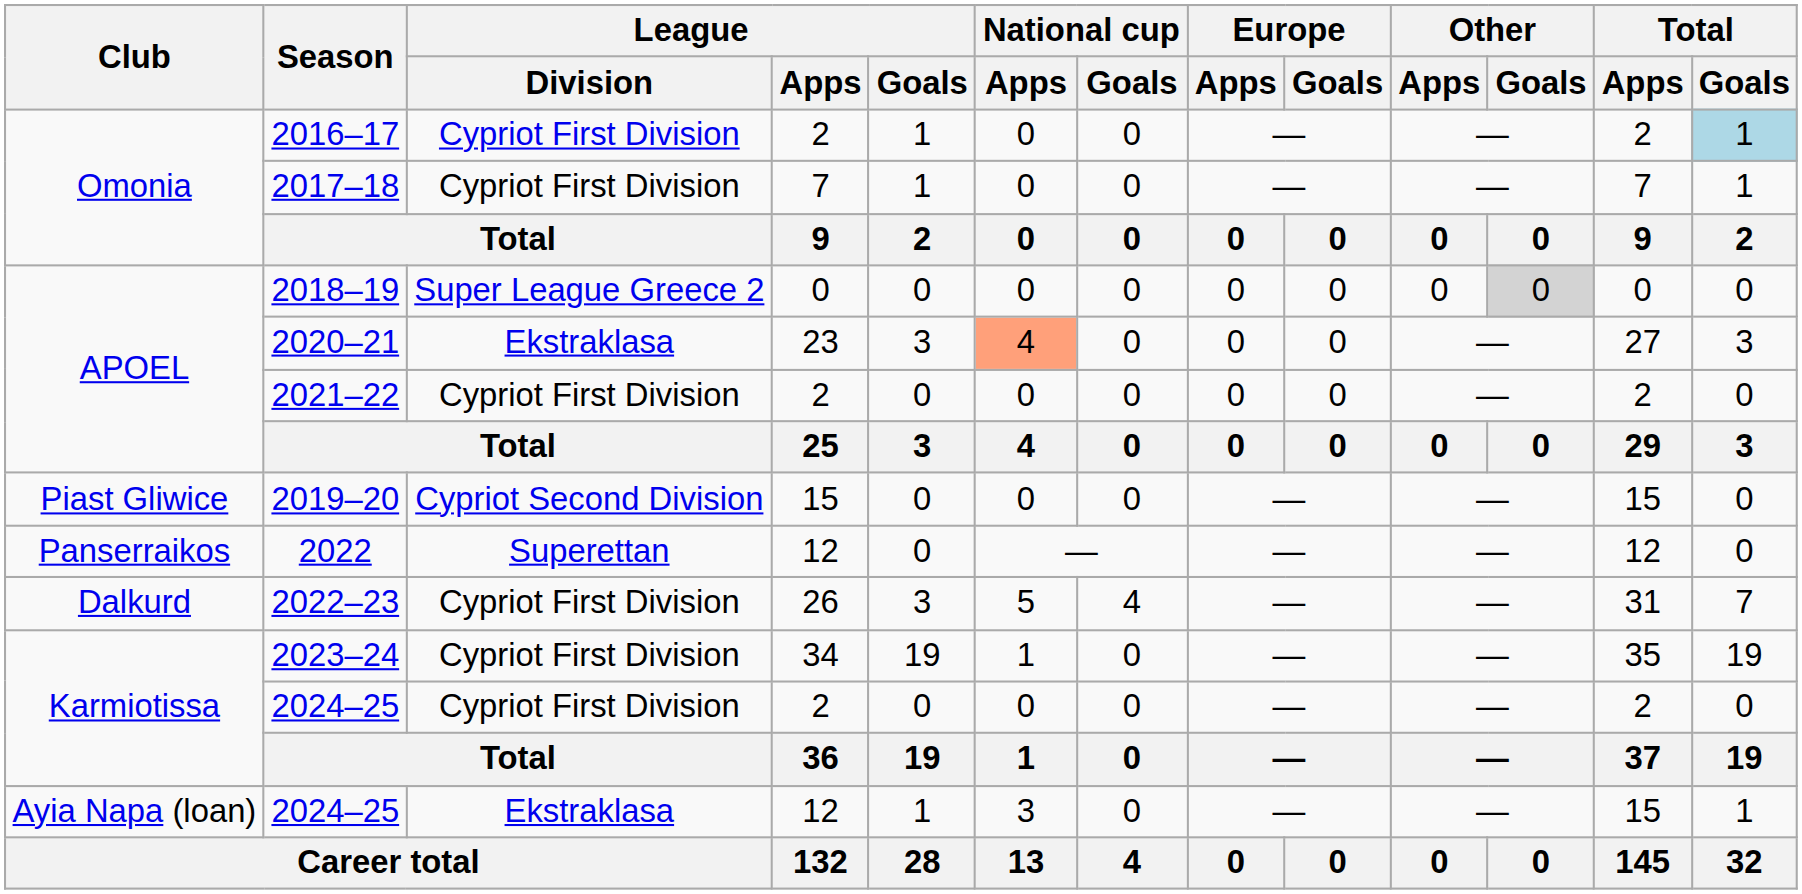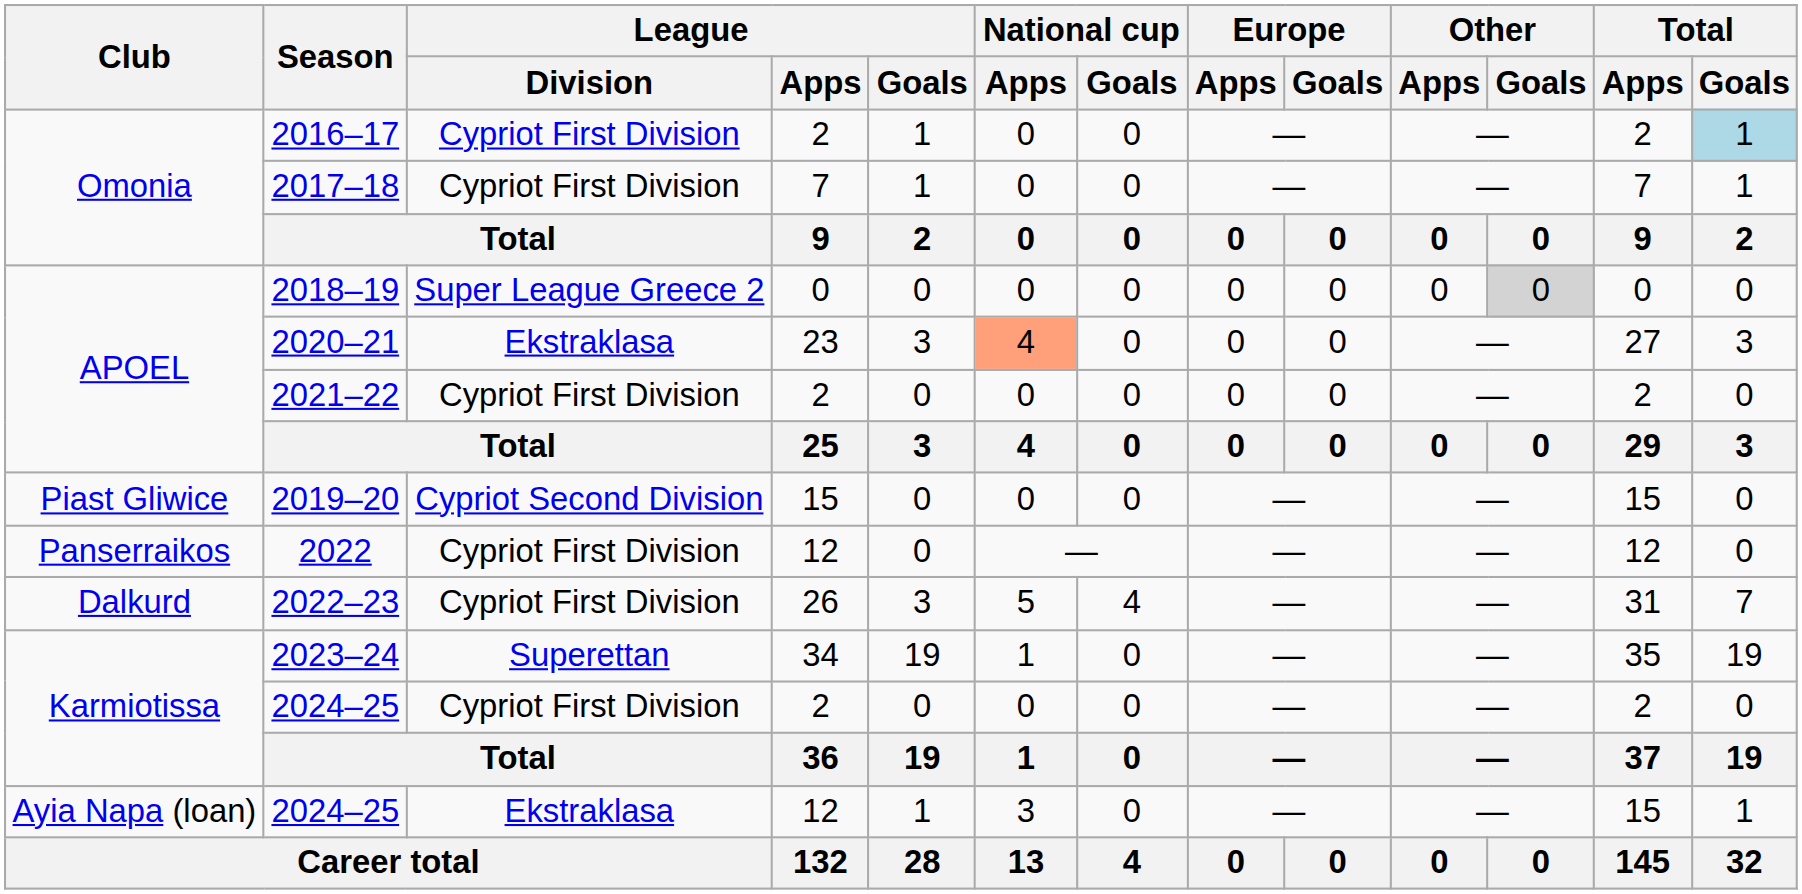(589, 550) Superettan -> (589, 550) Cypriot First Division
(589, 654) Cypriot First Division -> (589, 654) Superettan
